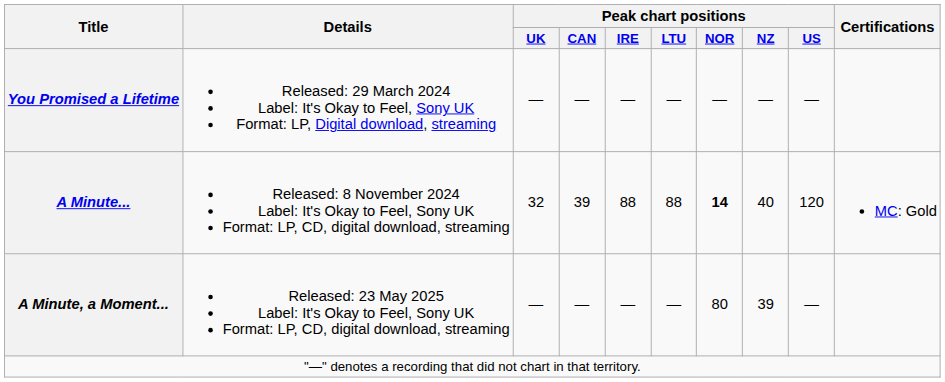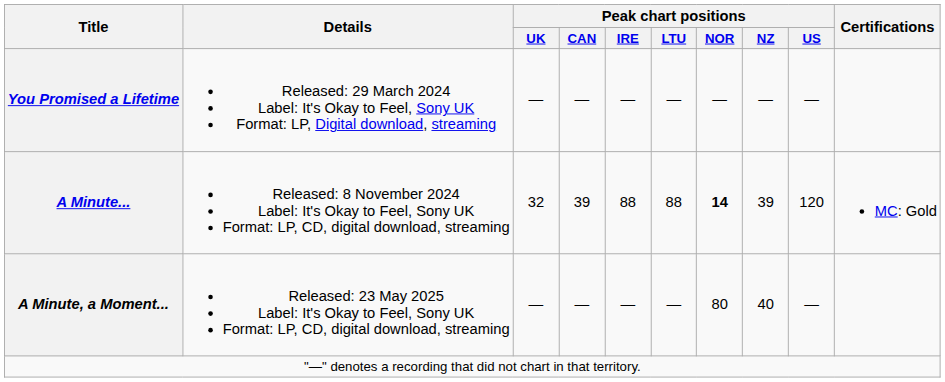(766, 202) 40 -> (766, 202) 39
(766, 304) 39 -> (766, 304) 40
